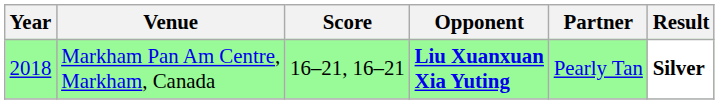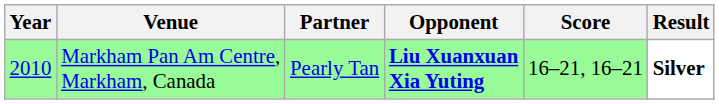columns swapped: (598, 22) <-> (347, 22)
(30, 68) 2018 -> (30, 68) 2010
